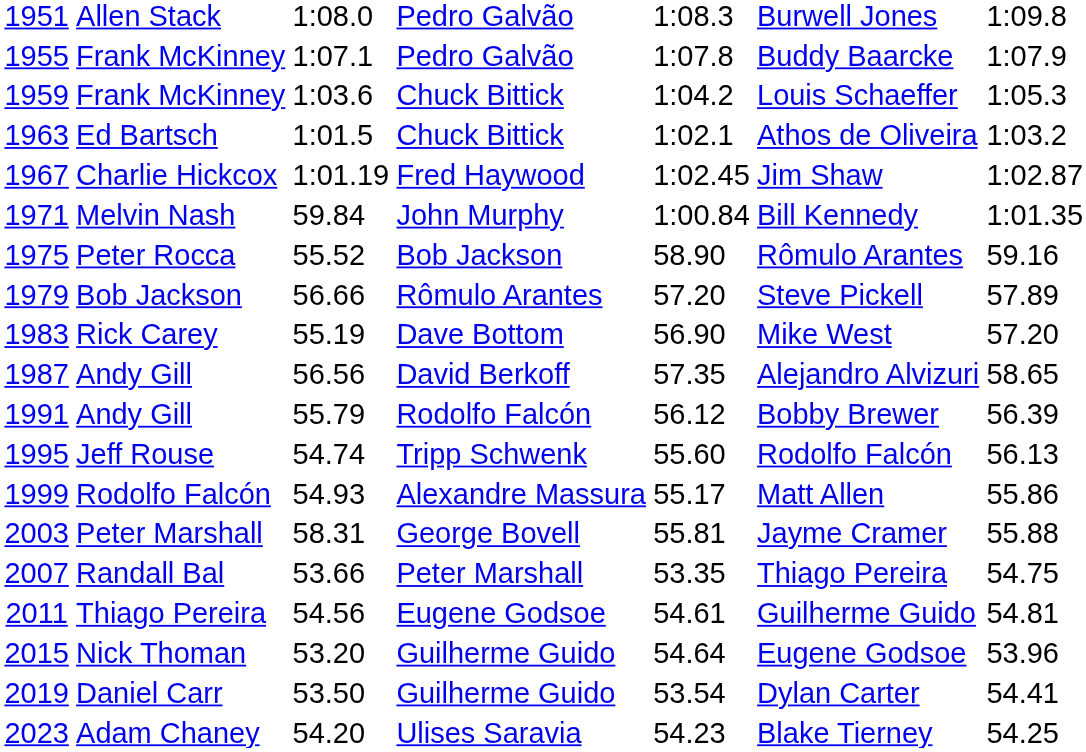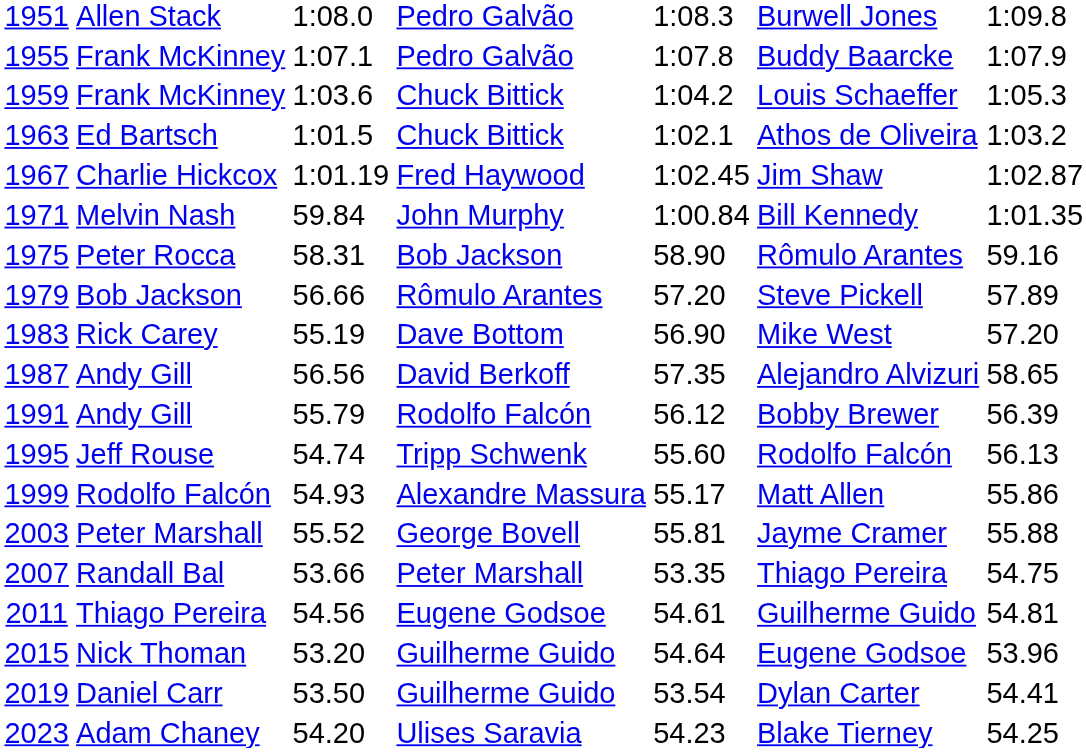(329, 255) 55.52 -> (329, 255) 58.31
(329, 533) 58.31 -> (329, 533) 55.52
